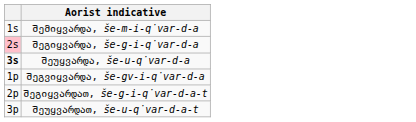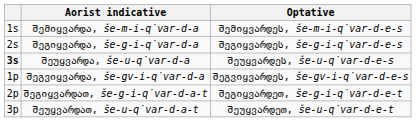+ column: (311, 12)
(13, 45) pink background -> (13, 45) no background
